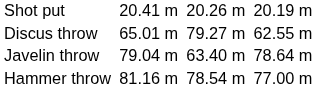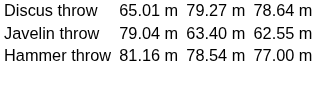- row: (34, 11)
(283, 33) 62.55 m -> (283, 11) 78.64 m
(283, 56) 78.64 m -> (283, 33) 62.55 m
